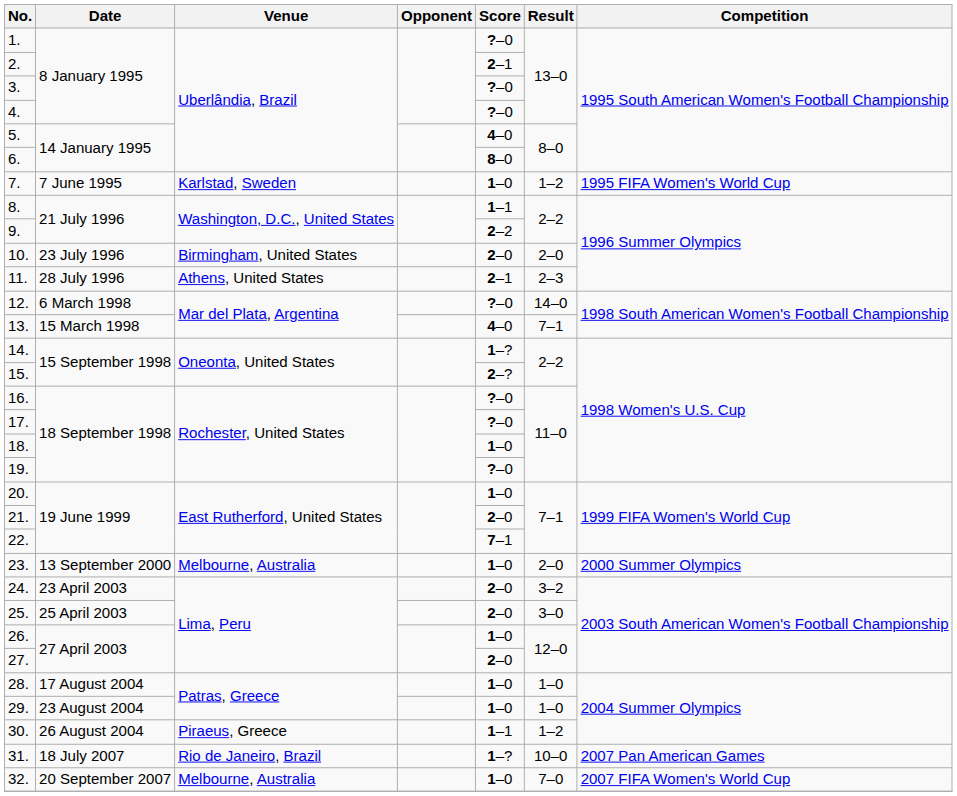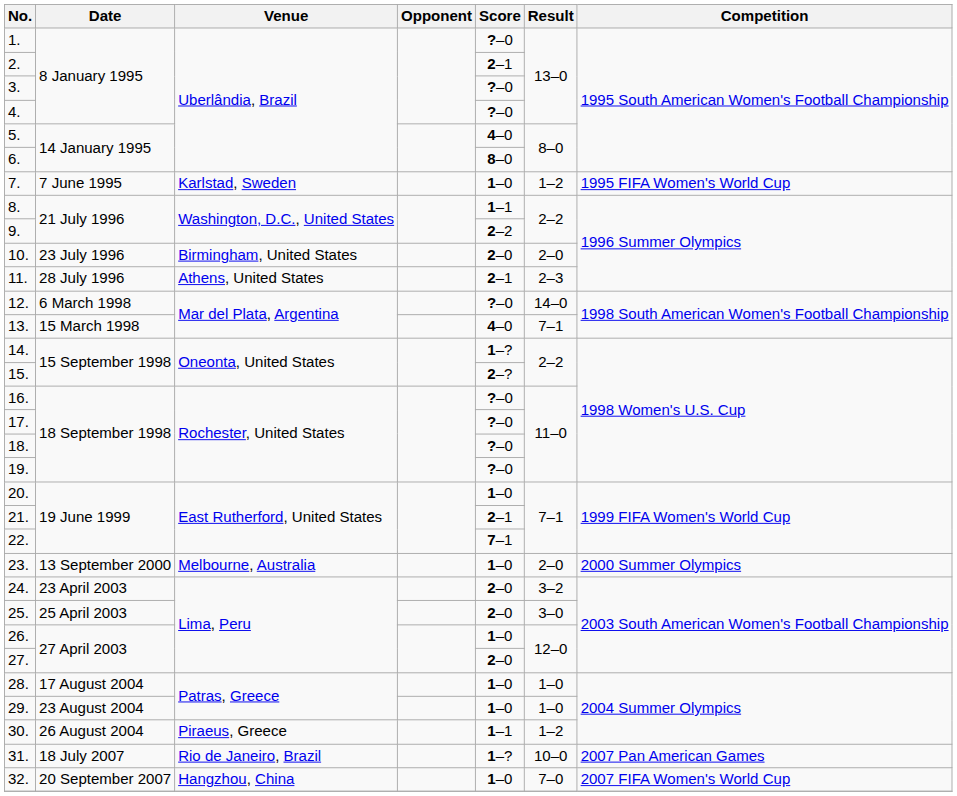(500, 445) 1–0 -> (500, 445) ?–0
(500, 517) 2–0 -> (500, 517) 2–1
(247, 779) Melbourne, Australia -> (236, 779) Hangzhou, China
